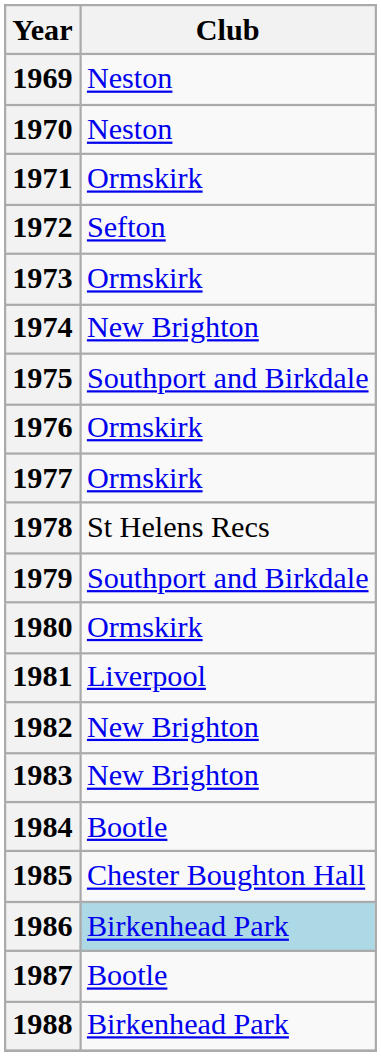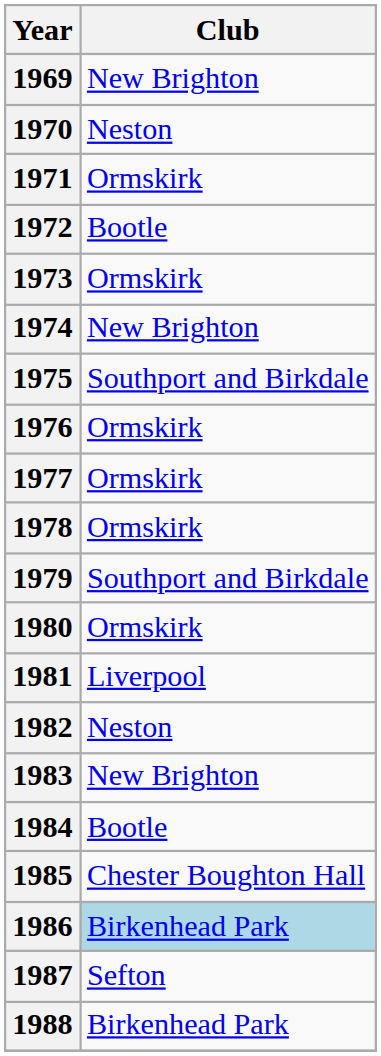(130, 78) Neston -> (173, 78) New Brighton
(126, 228) Sefton -> (127, 228) Bootle
(178, 527) St Helens Recs -> (145, 527) Ormskirk
(173, 726) New Brighton -> (130, 726) Neston
(127, 975) Bootle -> (126, 975) Sefton
